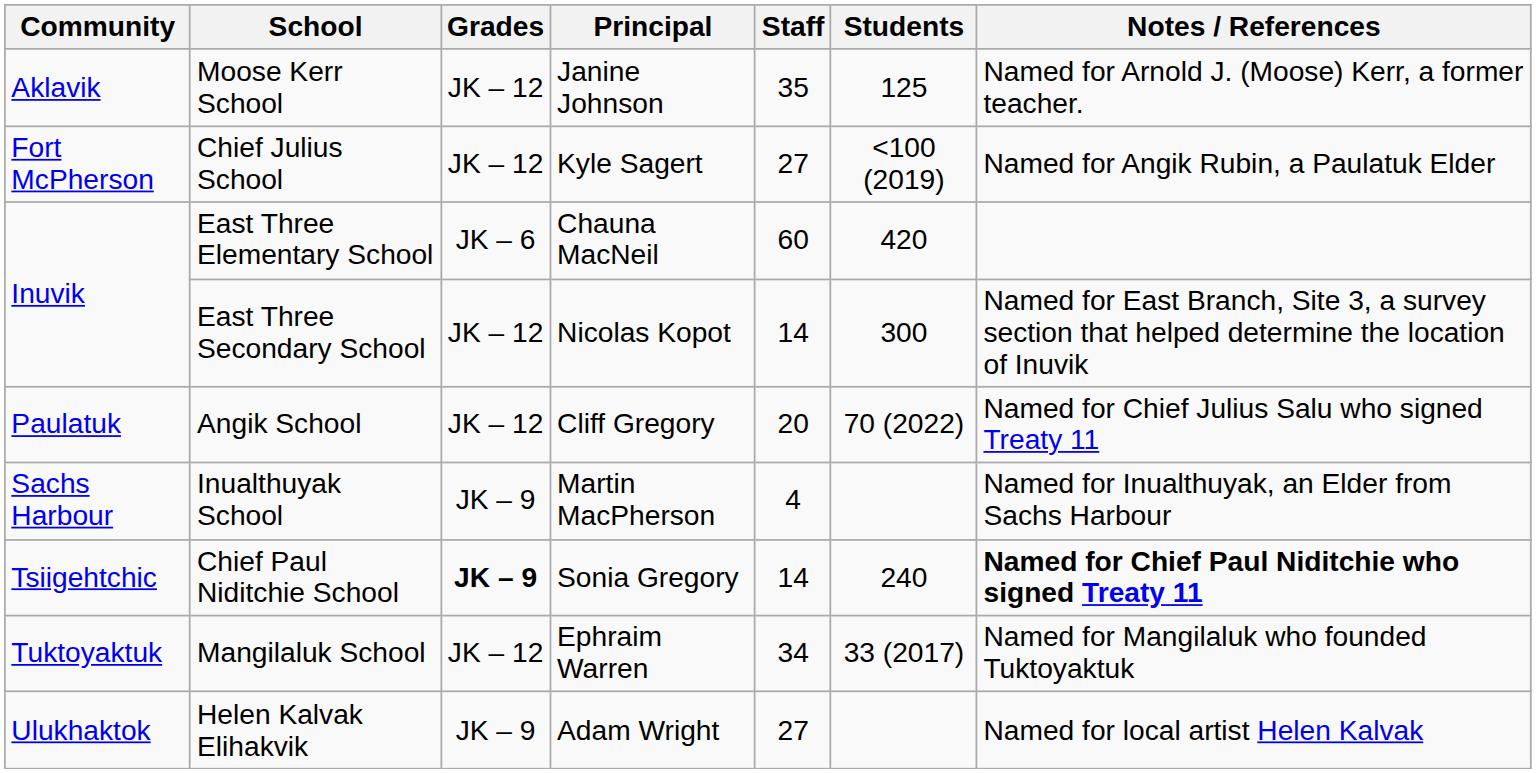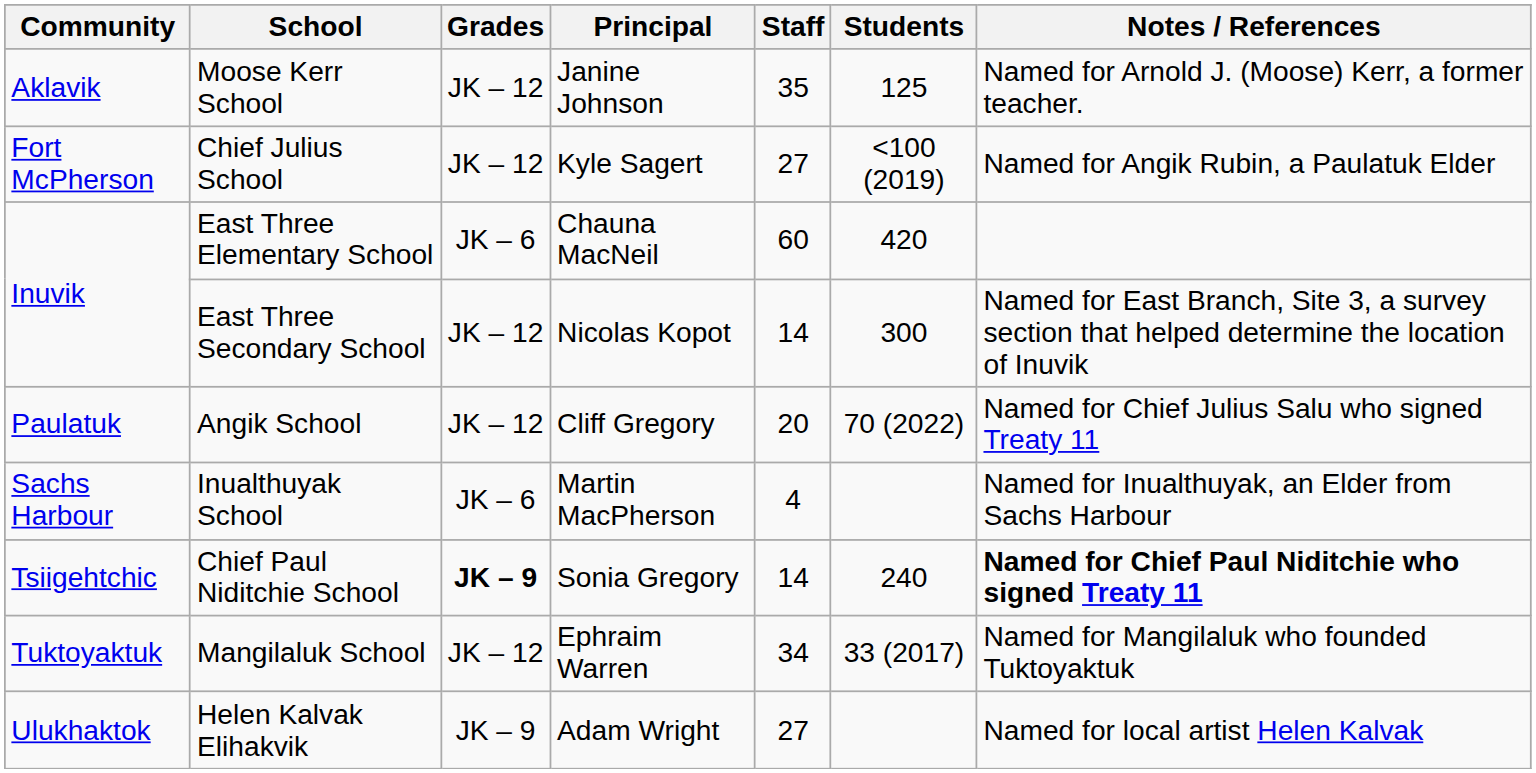(496, 500) JK – 9 -> (496, 500) JK – 6
